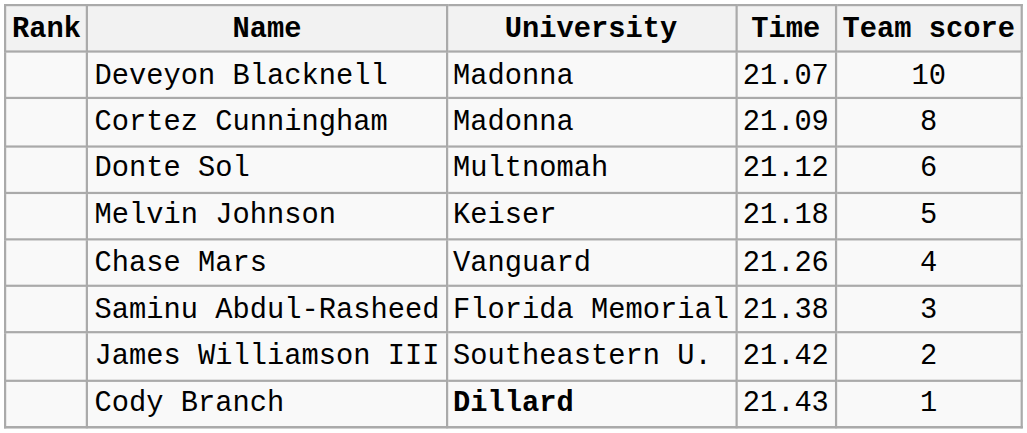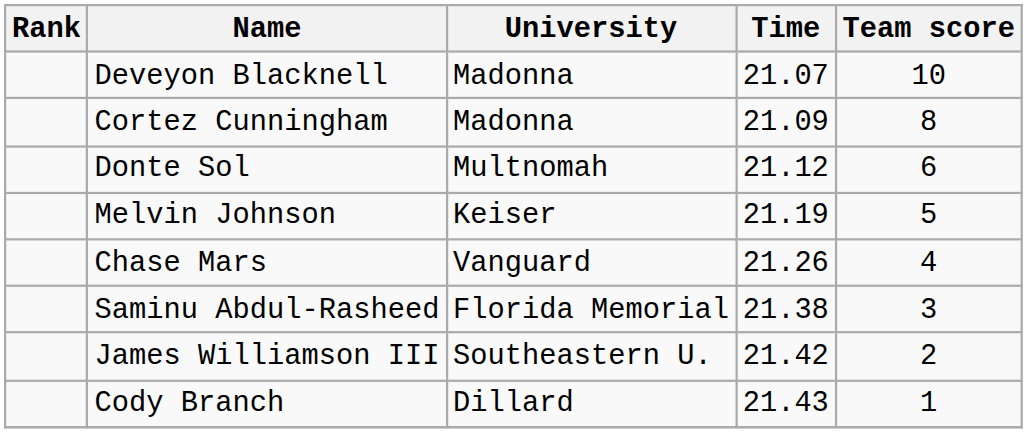(786, 216) 21.18 -> (786, 216) 21.19
(513, 403) bold -> (513, 403) normal
